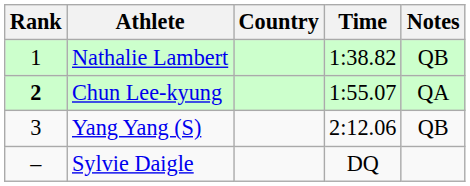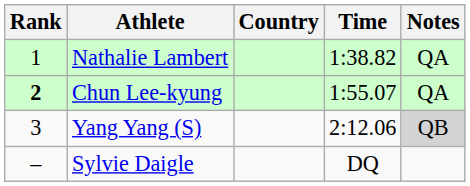(433, 57) QB -> (433, 57) QA
(433, 127) no background -> (433, 127) lightgrey background
